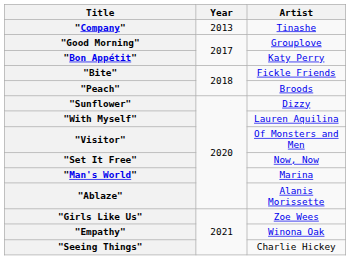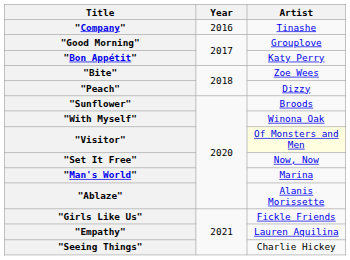(222, 27) 2013 -> (222, 27) 2016
(296, 73) Fickle Friends -> (296, 73) Zoe Wees
(296, 88) Broods -> (296, 88) Dizzy
(296, 104) Dizzy -> (296, 104) Broods
(296, 119) Lauren Aquilina -> (296, 119) Winona Oak
(296, 139) no background -> (296, 139) lightyellow background
(296, 217) Zoe Wees -> (296, 217) Fickle Friends
(296, 232) Winona Oak -> (296, 232) Lauren Aquilina
